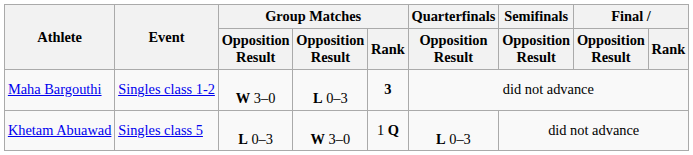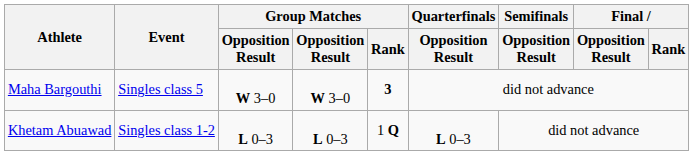(167, 89) Singles class 1-2 -> (161, 89) Singles class 5
(330, 98) L 0–3 -> (330, 98) W 3–0
(161, 130) Singles class 5 -> (167, 130) Singles class 1-2
(330, 139) W 3–0 -> (330, 139) L 0–3
